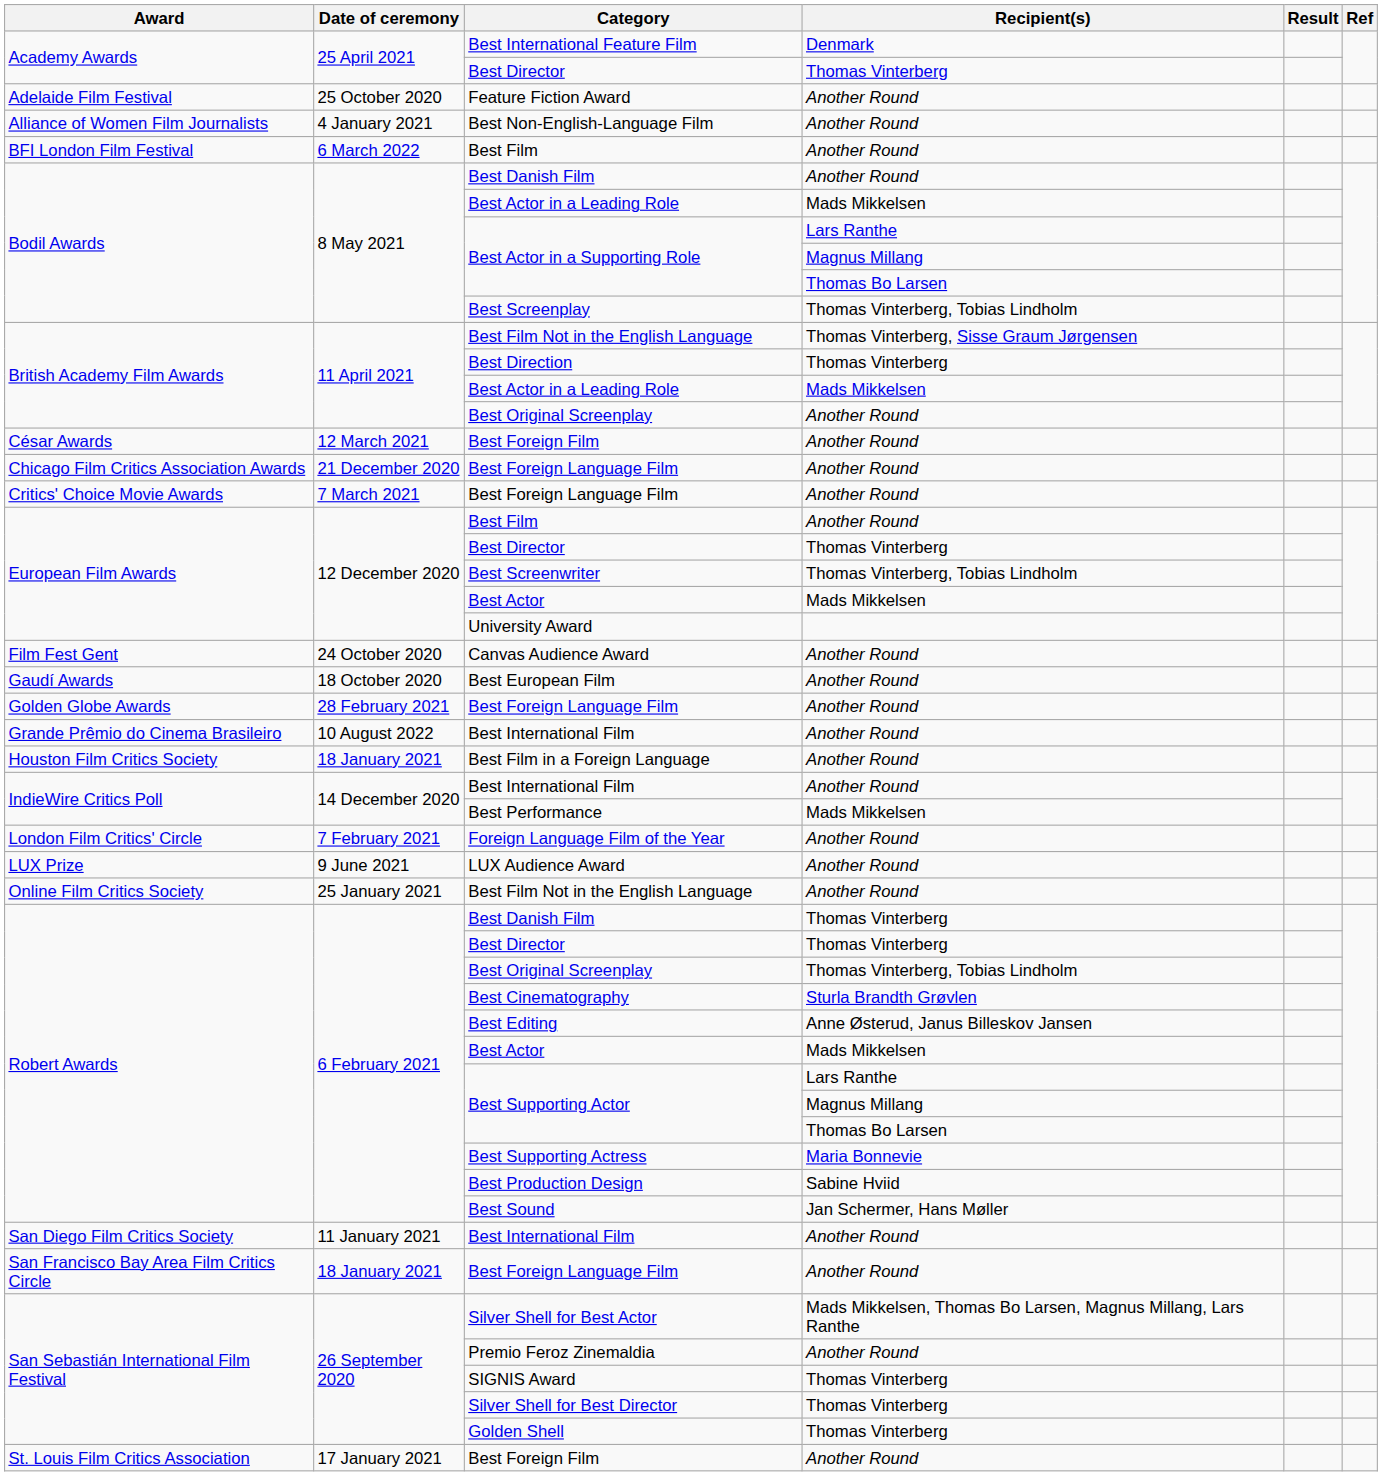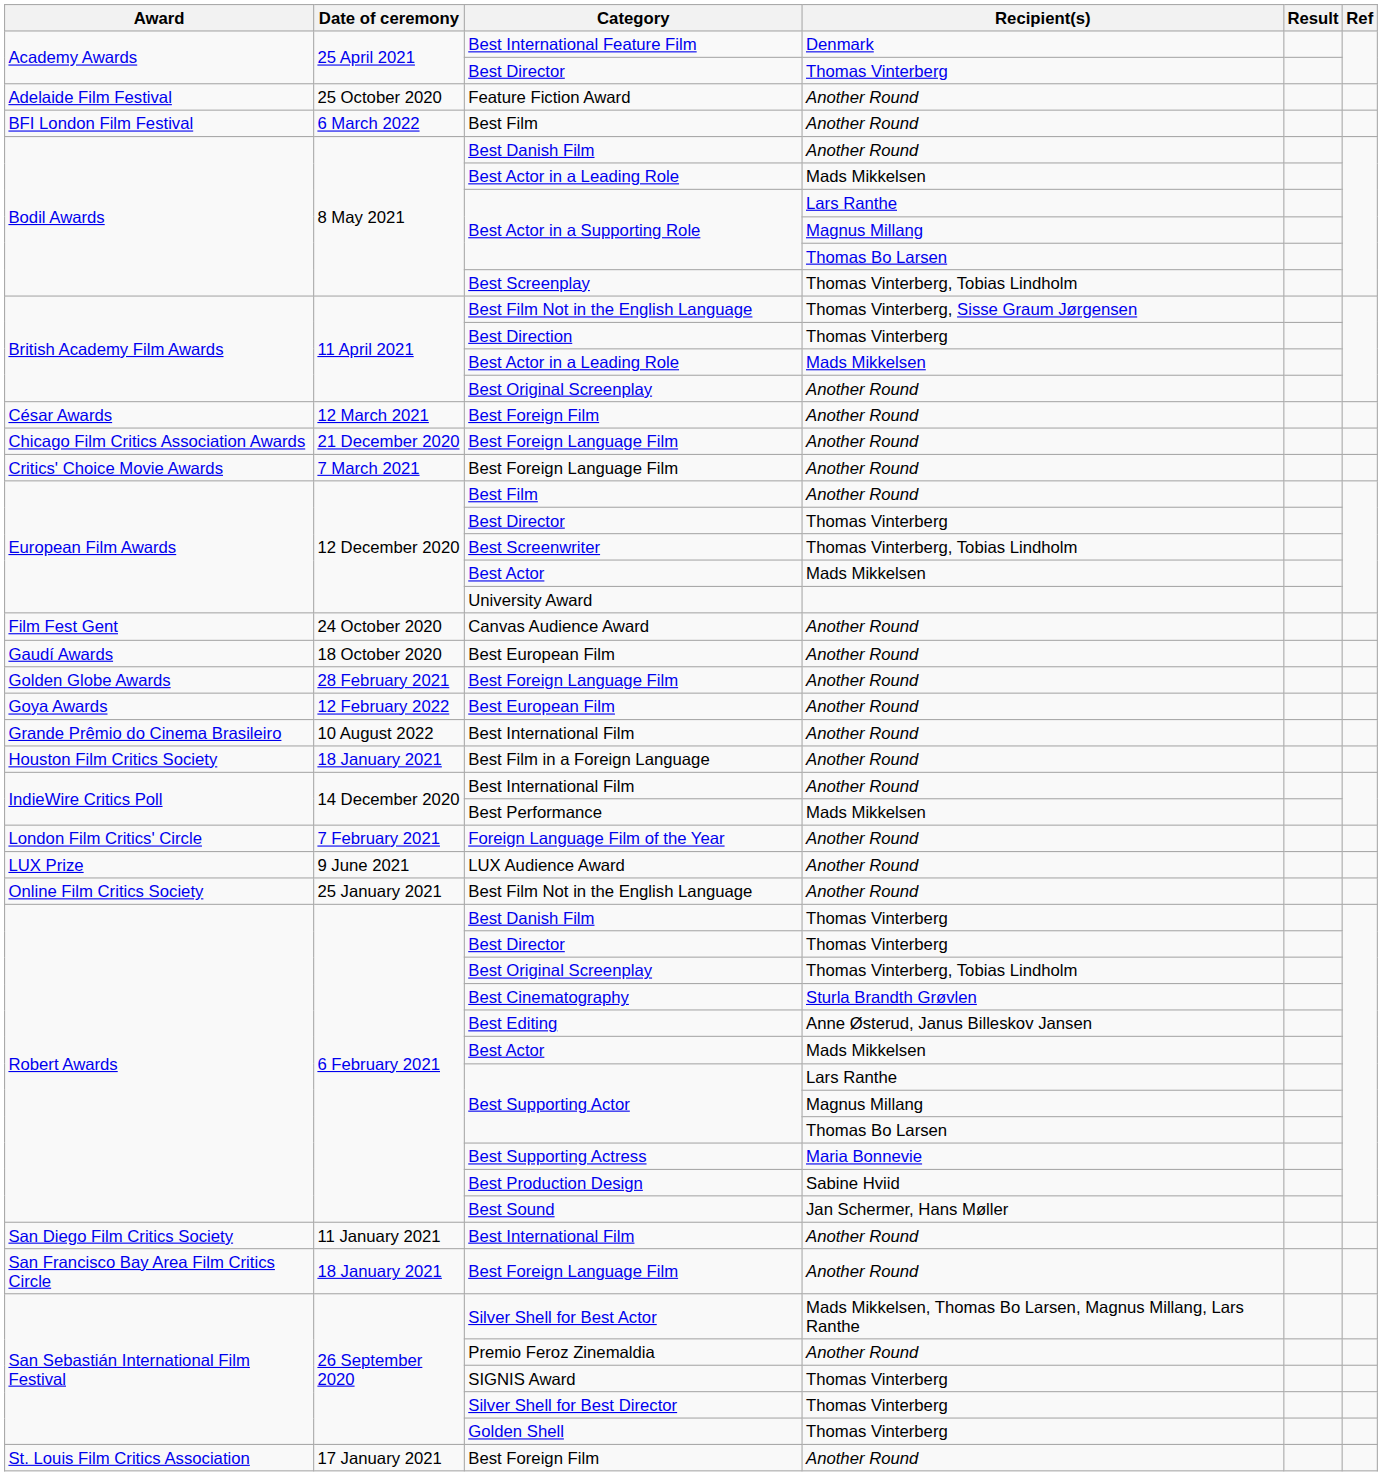- row: (138, 124)
+ row: (58, 706)
